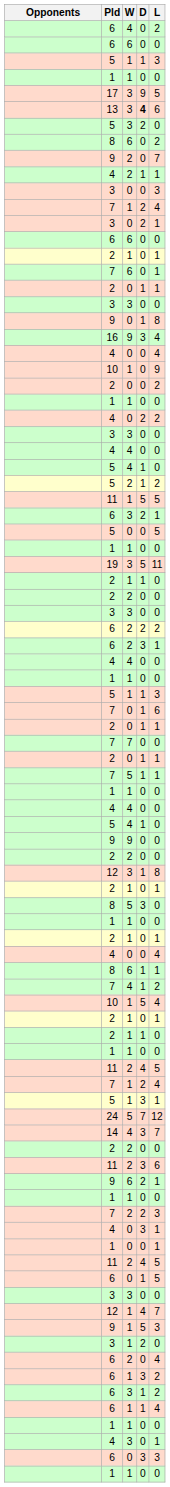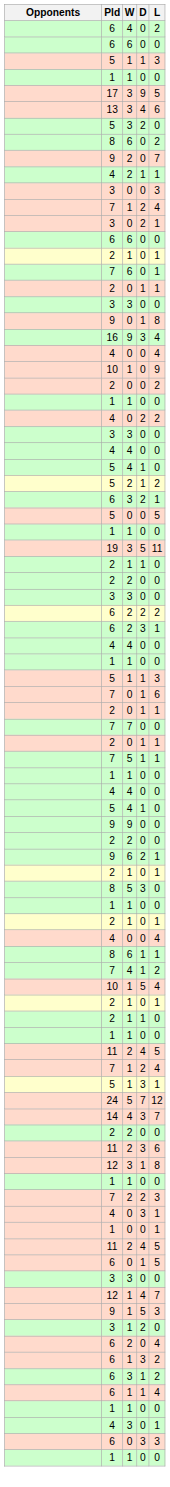(143, 110) bold -> (143, 110) normal
- row: (112, 499)
rows swapped: (112, 1181) <-> (112, 873)
